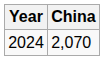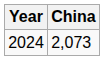(71, 42) 2,070 -> (71, 42) 2,073
